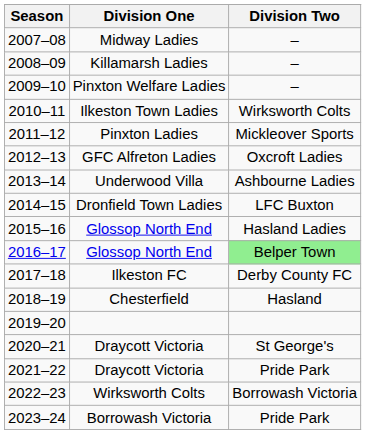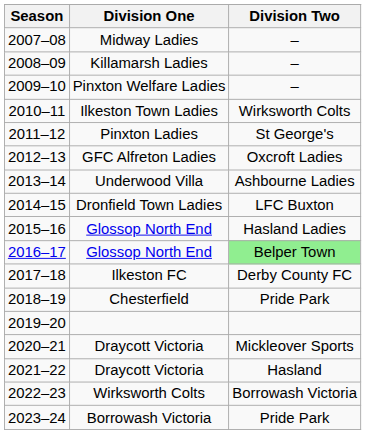(295, 134) Mickleover Sports -> (295, 134) St George's
(295, 299) Hasland -> (295, 299) Pride Park
(295, 346) St George's -> (295, 346) Mickleover Sports
(295, 370) Pride Park -> (295, 370) Hasland
